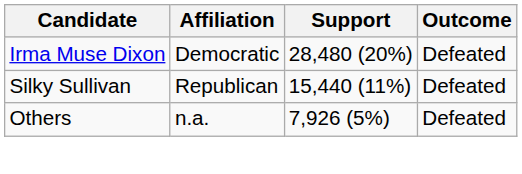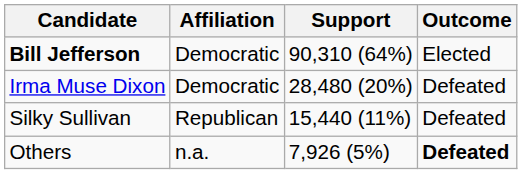+ row: (75, 53)
(464, 119) normal -> (466, 151) bold
